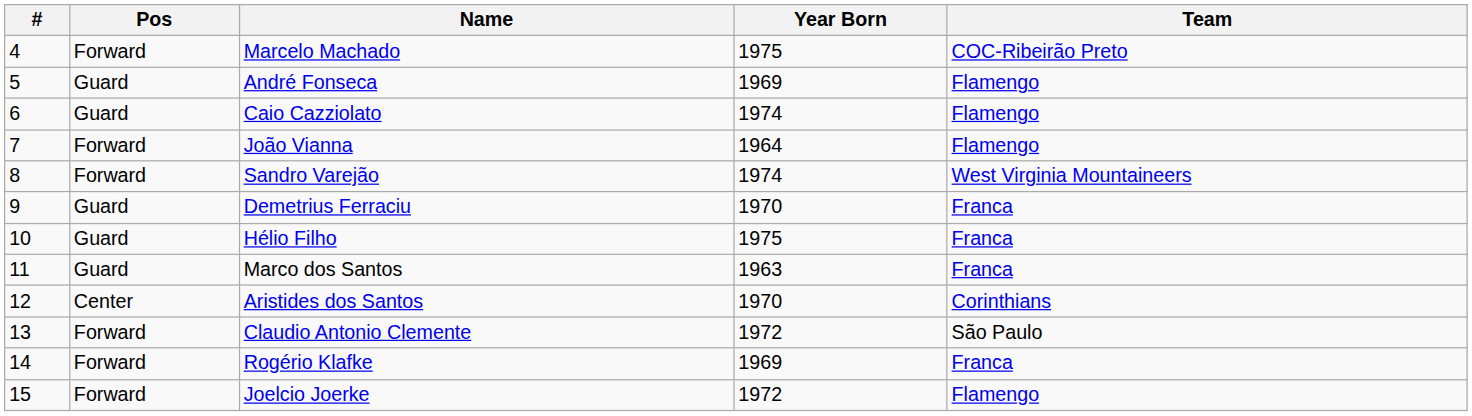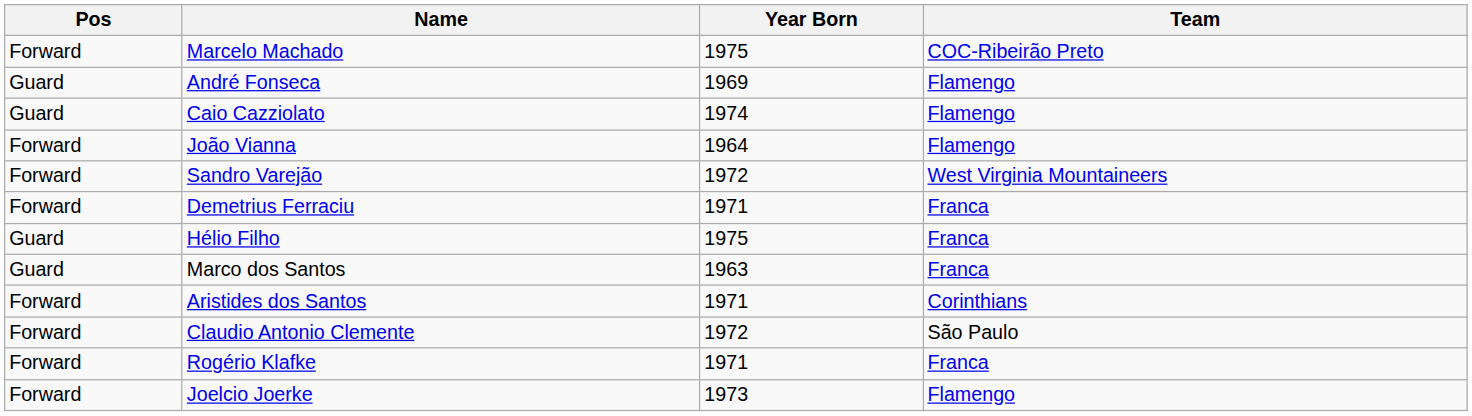- column: (37, 20)
(760, 176) 1974 -> (726, 176) 1972
(101, 207) Guard -> (45, 207) Forward
(760, 207) 1970 -> (726, 207) 1971
(103, 301) Center -> (45, 301) Forward
(760, 301) 1970 -> (726, 301) 1971
(760, 363) 1969 -> (726, 363) 1971
(760, 394) 1972 -> (726, 394) 1973
